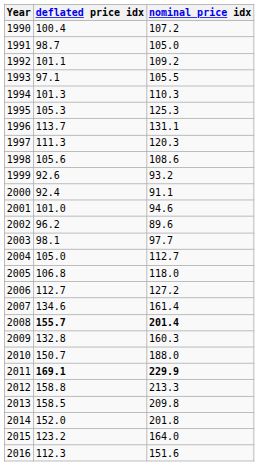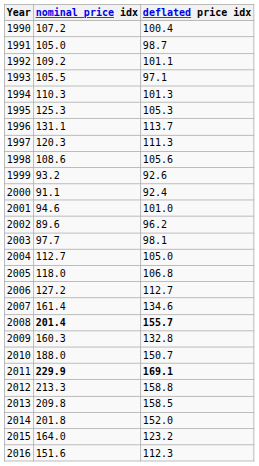columns swapped: (200, 13) <-> (90, 13)
